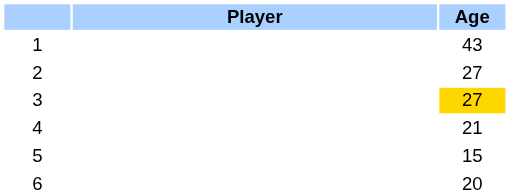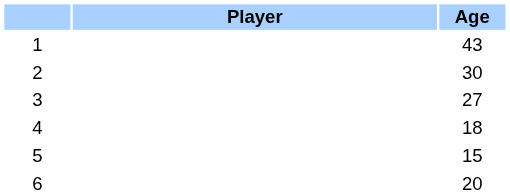(472, 72) 27 -> (472, 72) 30
(472, 100) gold background -> (472, 100) no background
(472, 128) 21 -> (472, 128) 18
